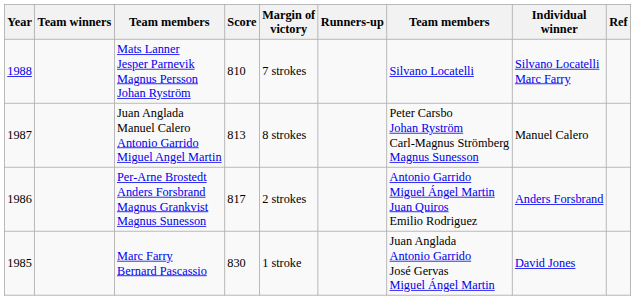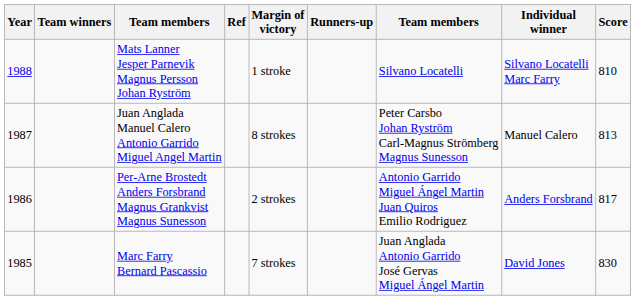columns swapped: (242, 22) <-> (618, 22)
(284, 71) 7 strokes -> (271, 71) 1 stroke
(282, 263) 1 stroke -> (274, 263) 7 strokes
